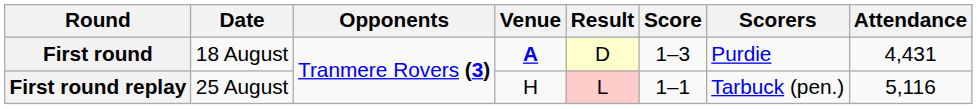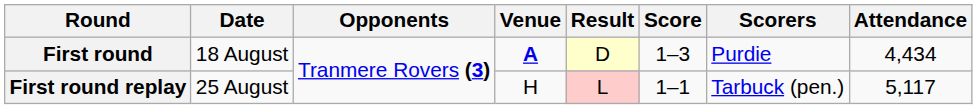(910, 53) 4,431 -> (910, 53) 4,434
(910, 86) 5,116 -> (910, 86) 5,117
